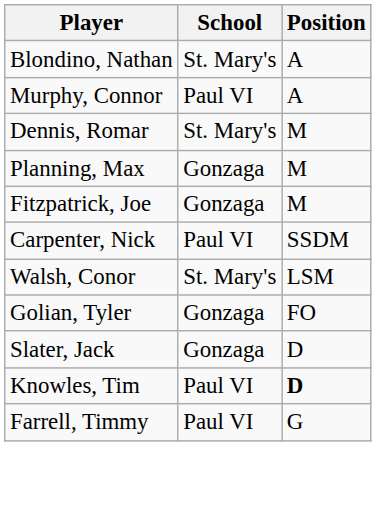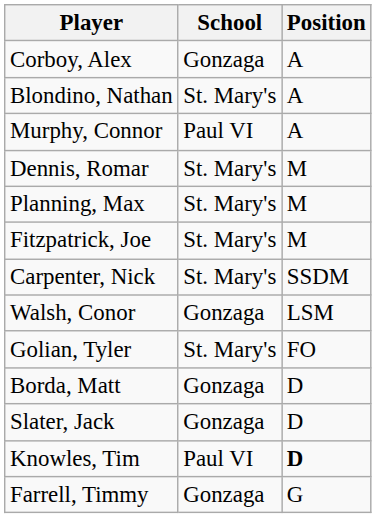+ row: (71, 58)
(224, 167) Gonzaga -> (230, 204) St. Mary's
(224, 204) Gonzaga -> (230, 240) St. Mary's
(218, 240) Paul VI -> (230, 276) St. Mary's
(230, 276) St. Mary's -> (224, 312) Gonzaga
(224, 312) Gonzaga -> (230, 349) St. Mary's
+ row: (65, 385)
(218, 421) Paul VI -> (224, 494) Gonzaga
